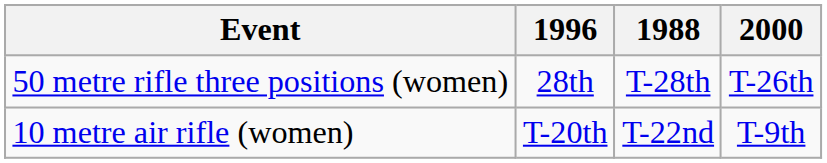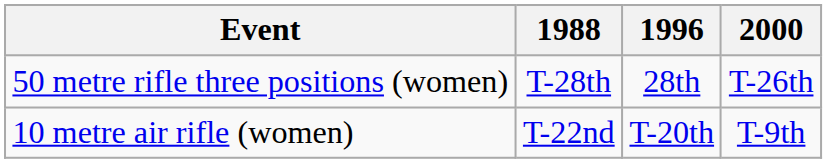columns swapped: (668, 30) <-> (565, 30)
